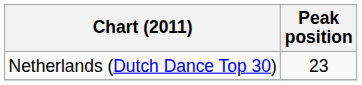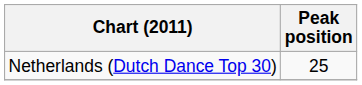(319, 65) 23 -> (319, 65) 25
